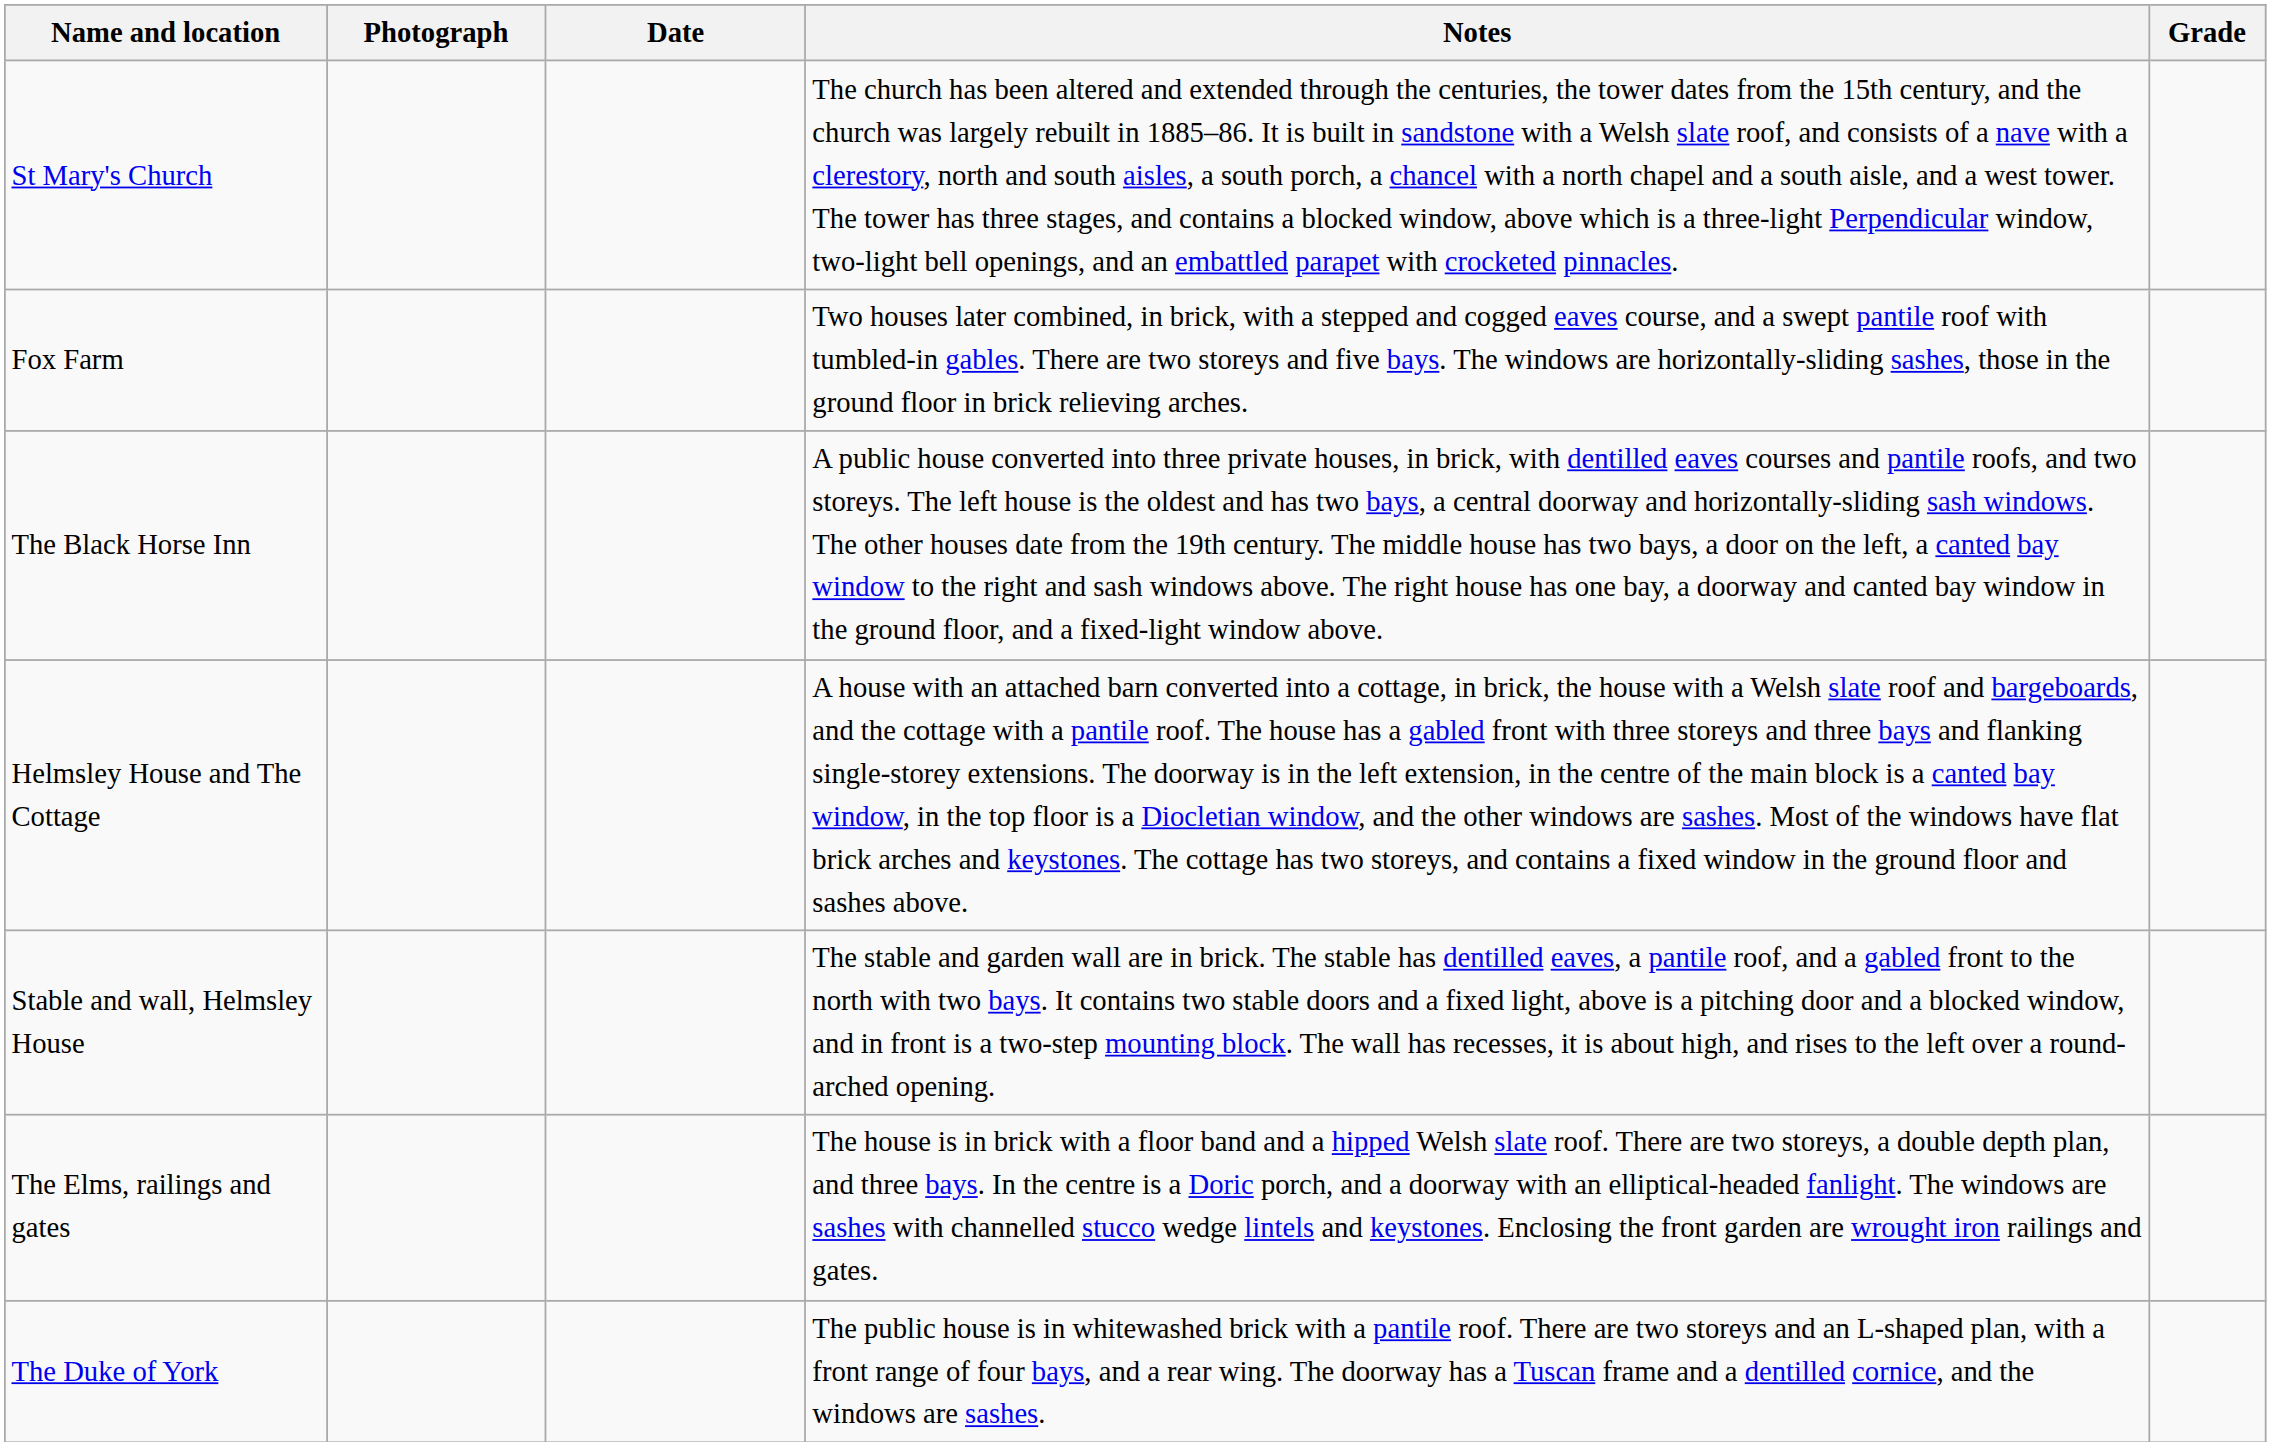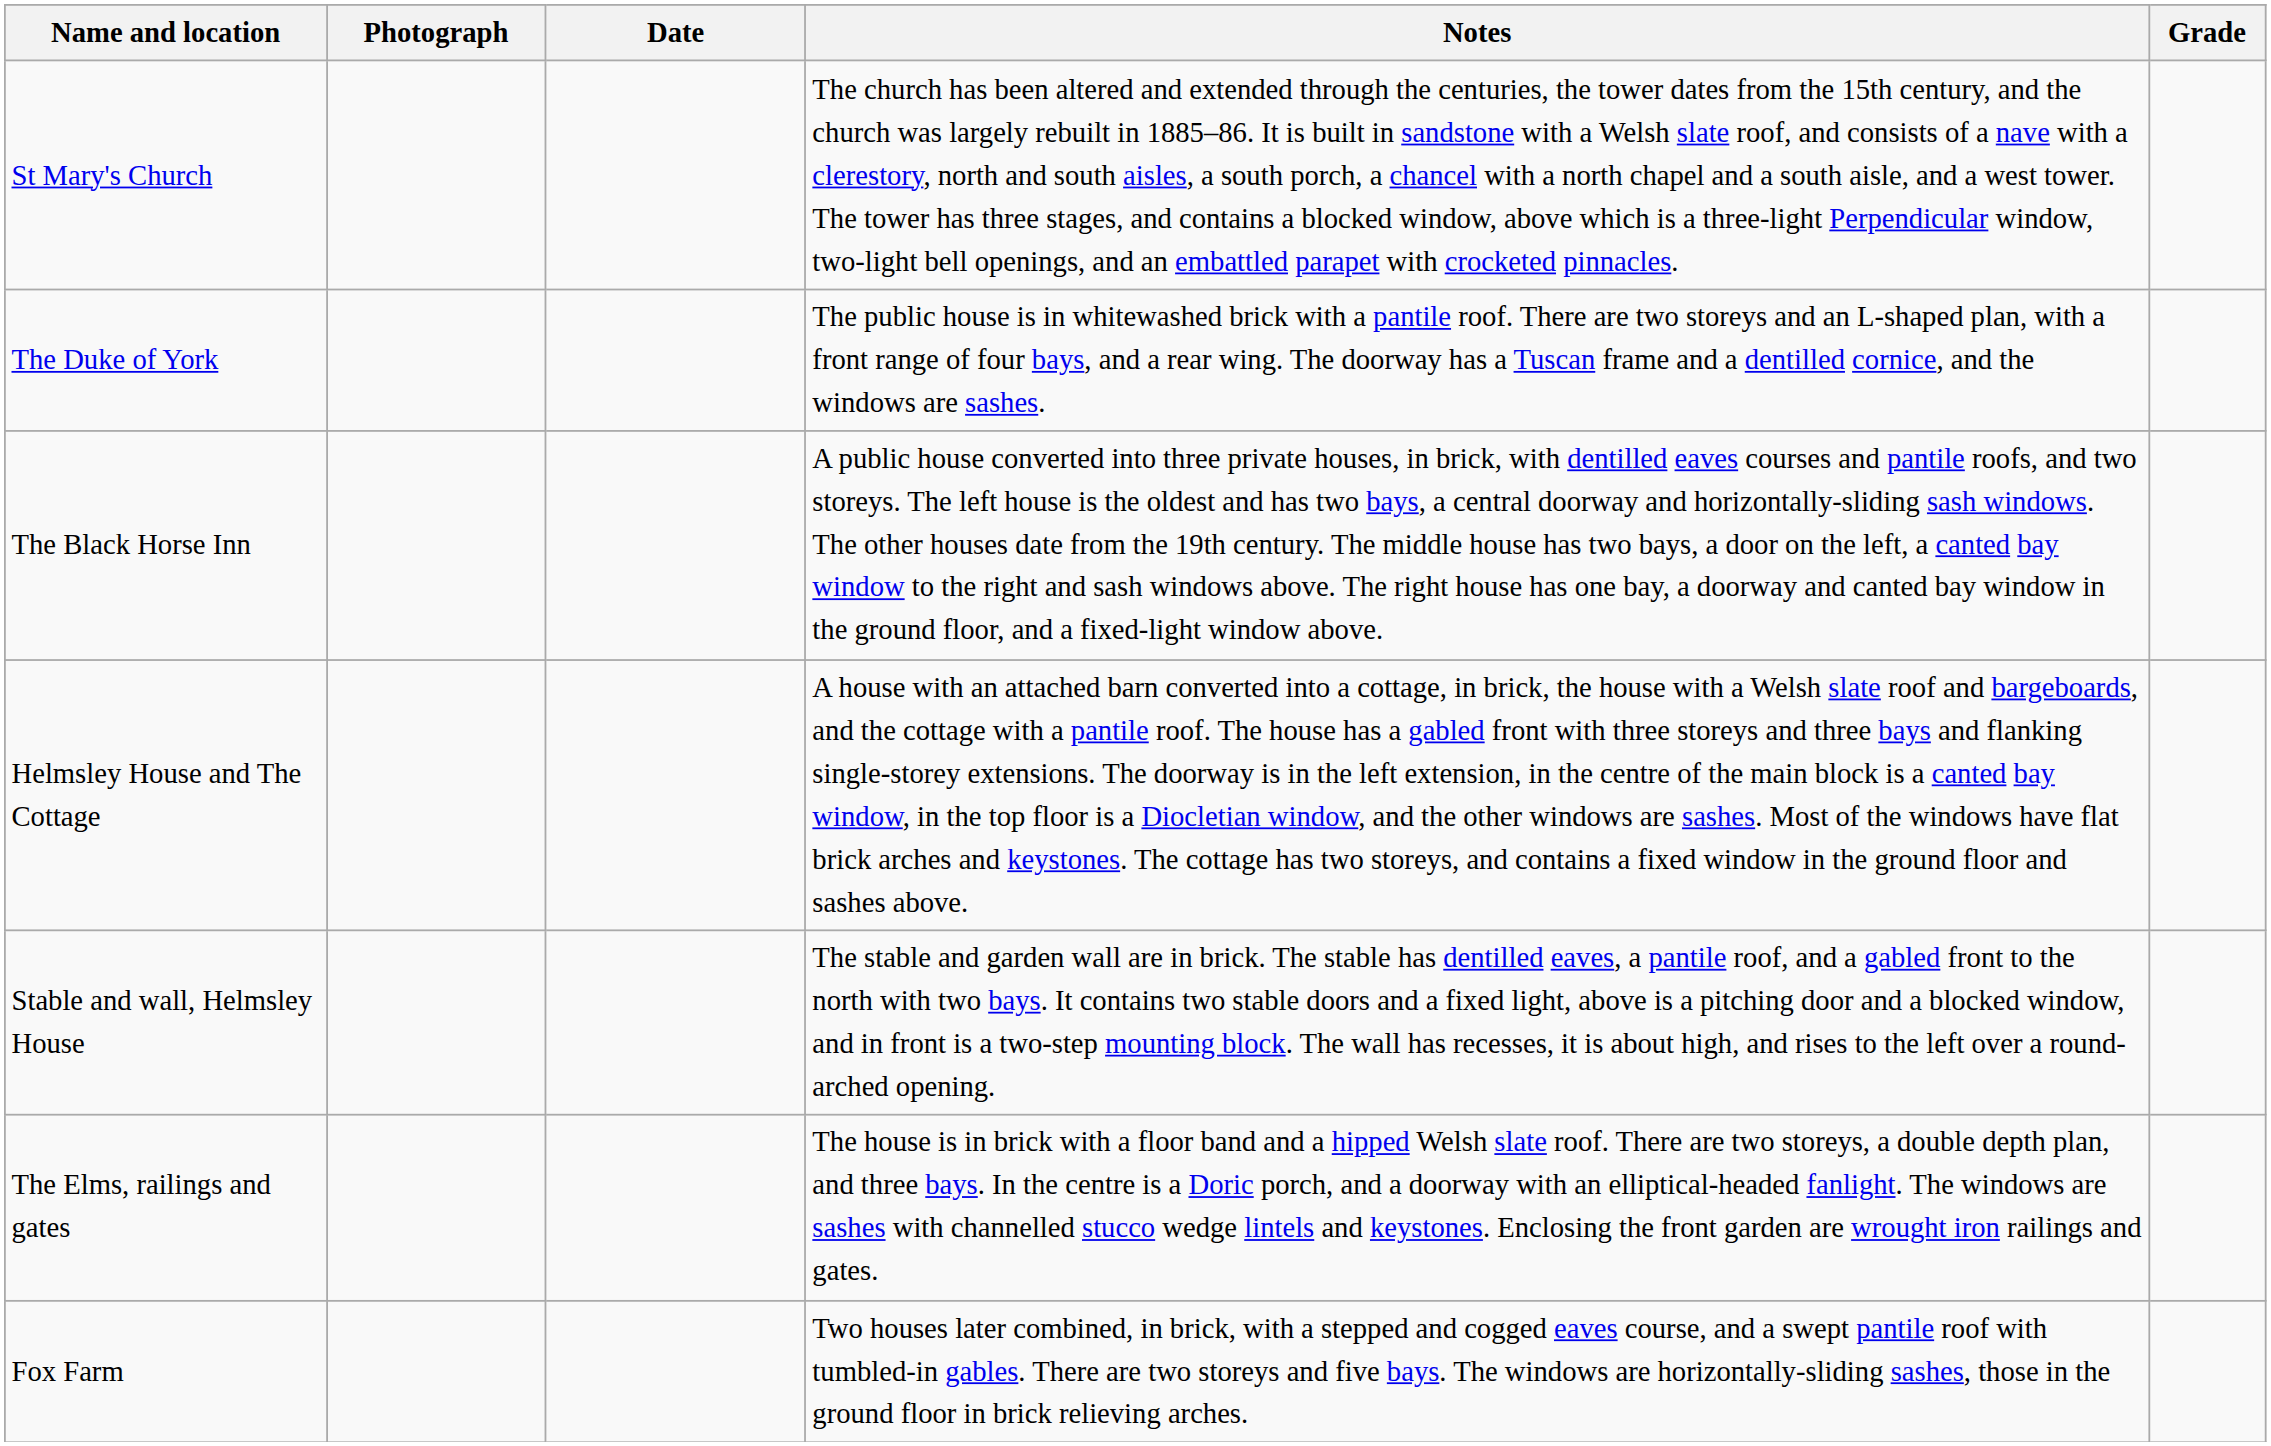rows swapped: (68, 359) <-> (115, 1370)
